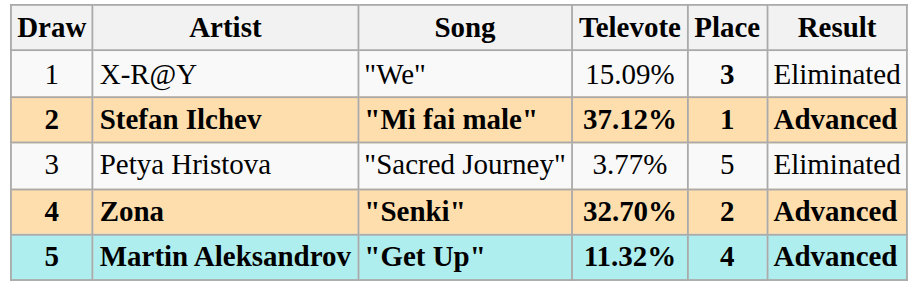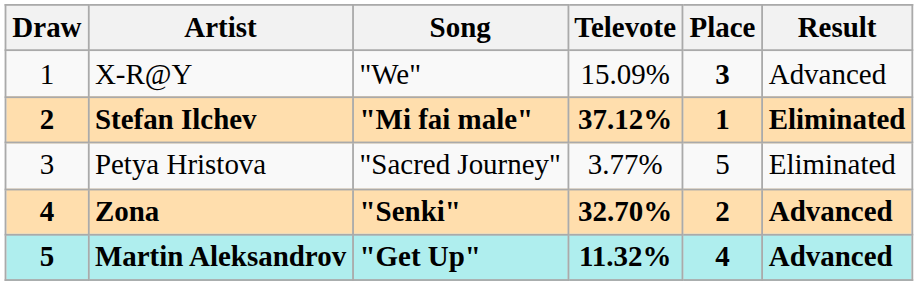(837, 73) Eliminated -> (827, 73) Advanced
(835, 119) Advanced -> (837, 119) Eliminated
